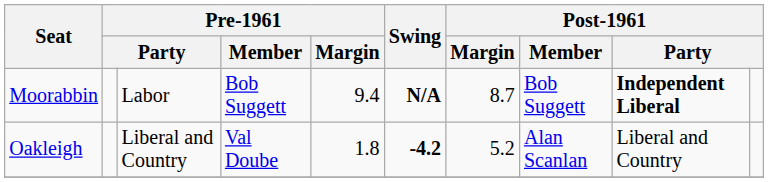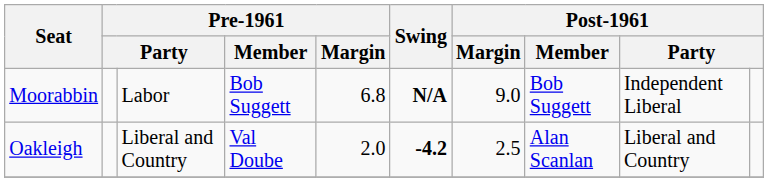(367, 95) 9.4 -> (373, 95) 6.8
(502, 95) 8.7 -> (508, 95) 9.0
(670, 95) bold -> (673, 95) normal
(367, 149) 1.8 -> (373, 149) 2.0
(502, 149) 5.2 -> (508, 149) 2.5
